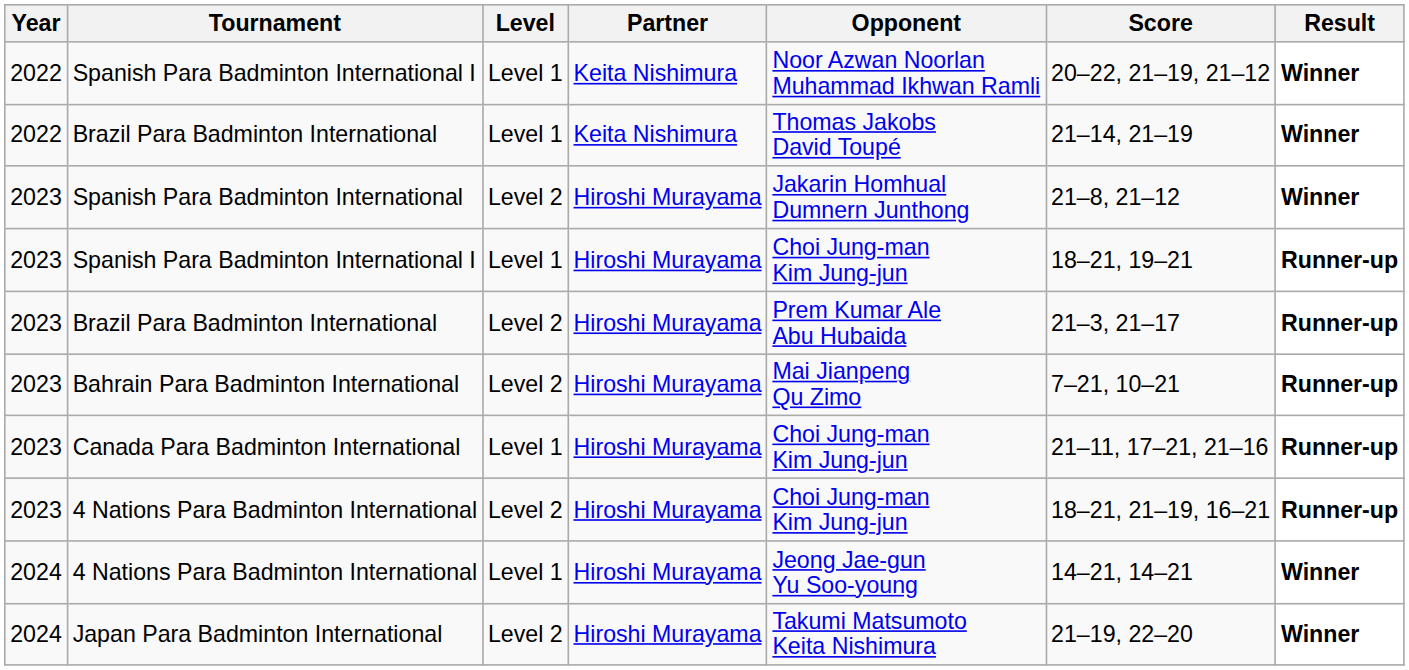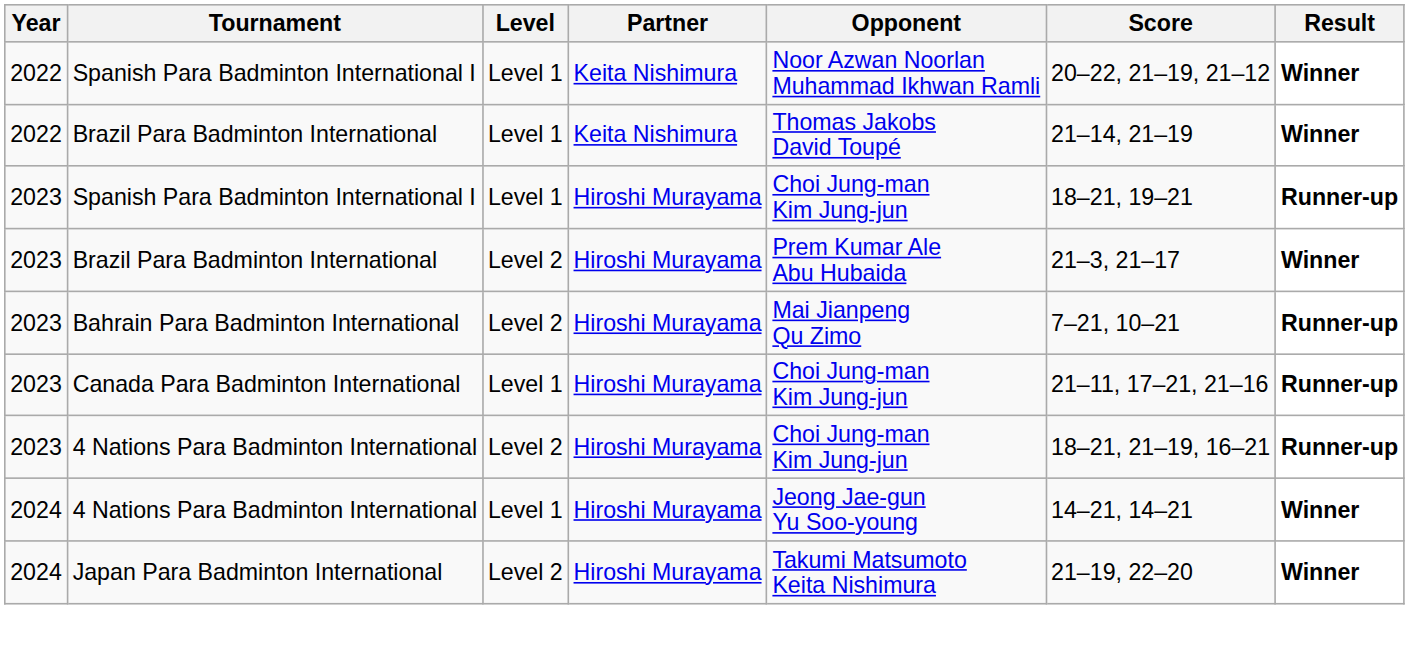- row: (36, 198)
(1340, 323) Runner-up -> (1320, 260) Winner
